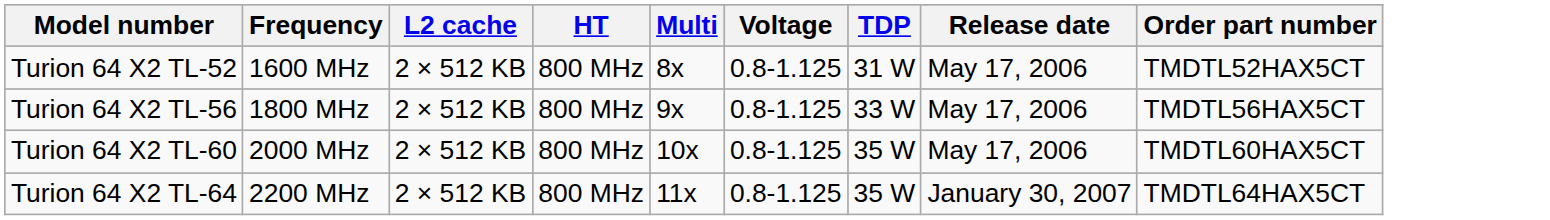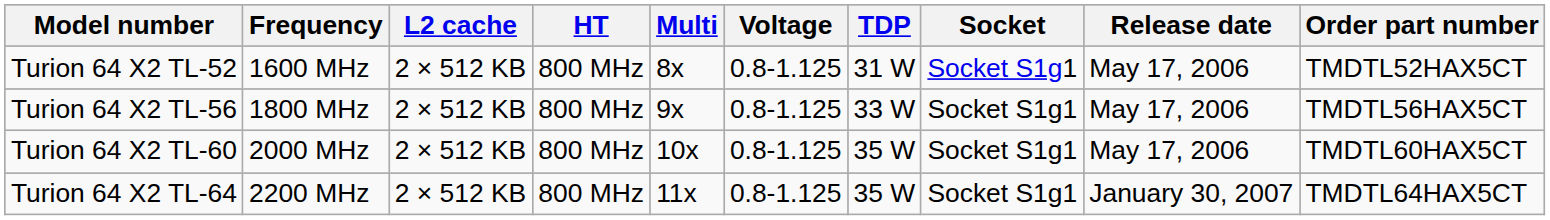+ column: (1002, 25)
